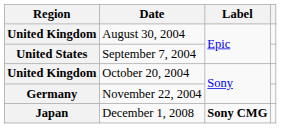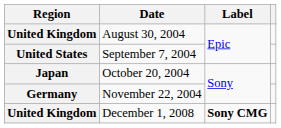(52, 73) United Kingdom -> (52, 73) Japan
(52, 113) Japan -> (52, 113) United Kingdom
